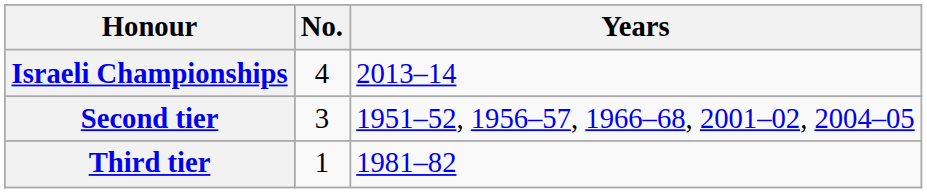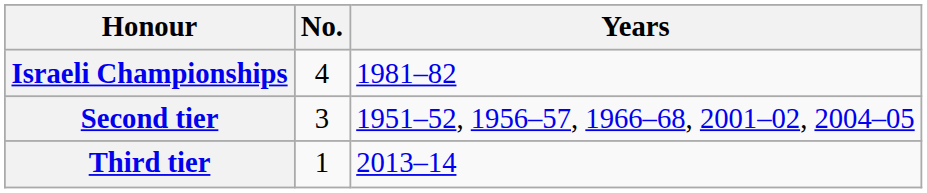(406, 72) 2013–14 -> (406, 72) 1981–82
(406, 163) 1981–82 -> (406, 163) 2013–14
